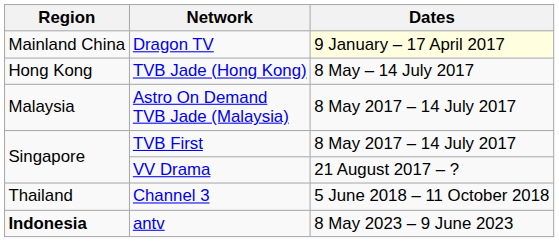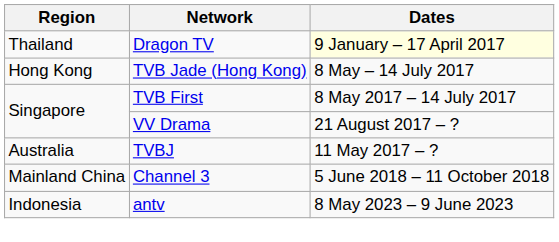(67, 44) Mainland China -> (41, 44) Thailand
- row: (211, 107)
+ row: (153, 151)
(41, 196) Thailand -> (67, 177) Mainland China
(48, 223) bold -> (45, 204) normal
